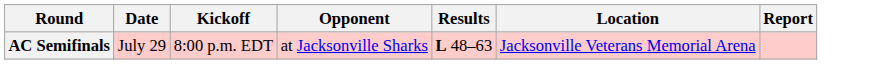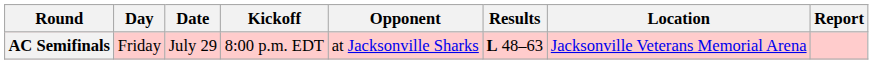+ column: (139, 18)
